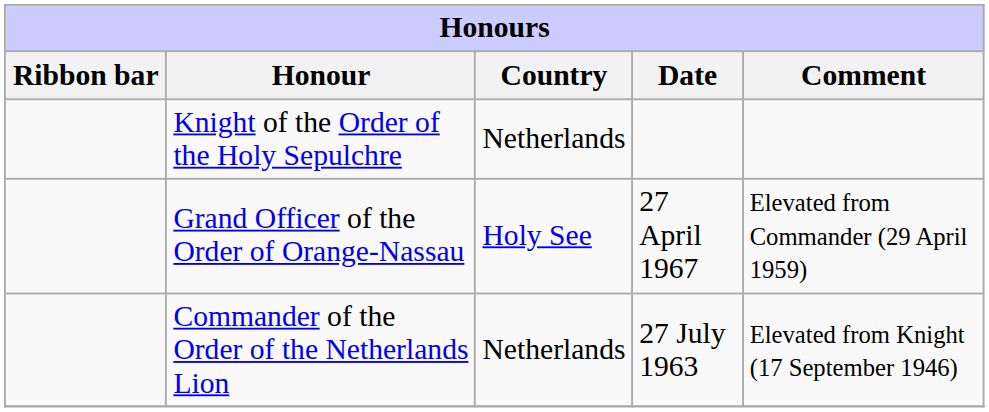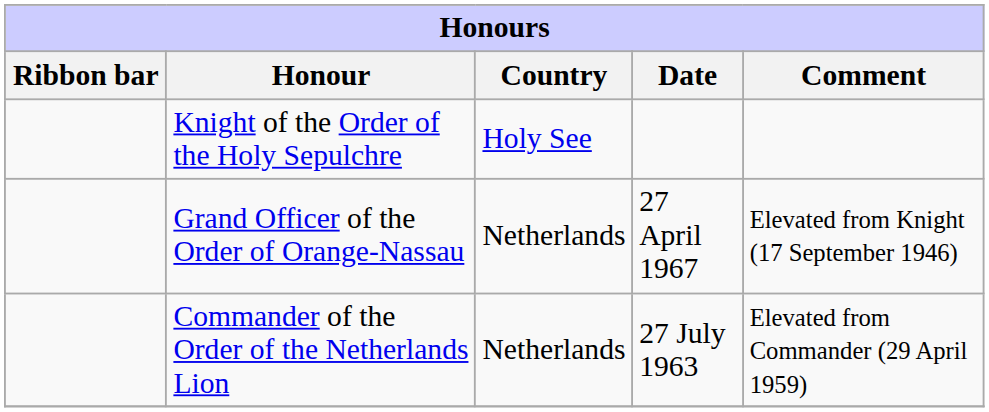(554, 138) Netherlands -> (537, 138) Holy See
(537, 235) Holy See -> (554, 235) Netherlands
(859, 237) Elevated from Commander (29 April 1959) -> (857, 237) Elevated from Knight (17 September 1946)
(857, 350) Elevated from Knight (17 September 1946) -> (859, 350) Elevated from Commander (29 April 1959)
